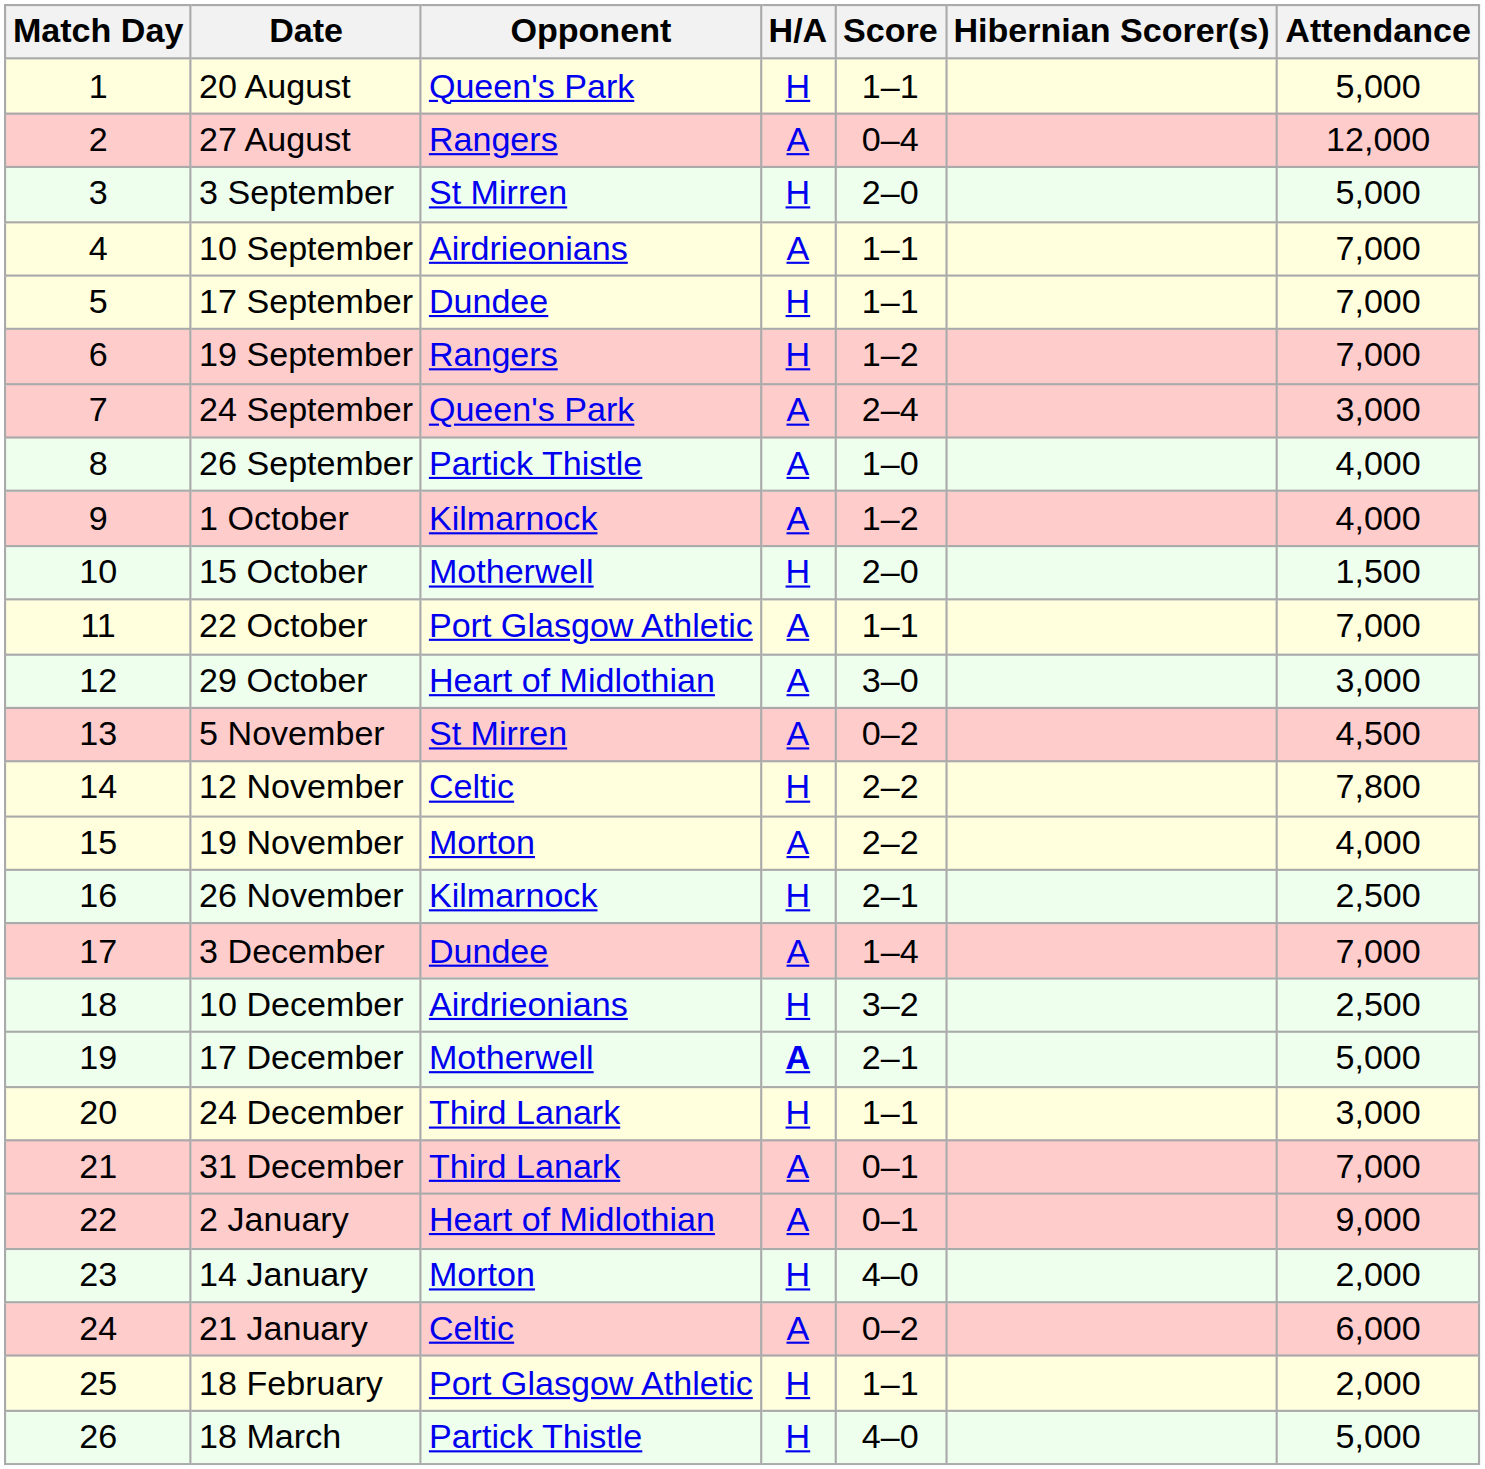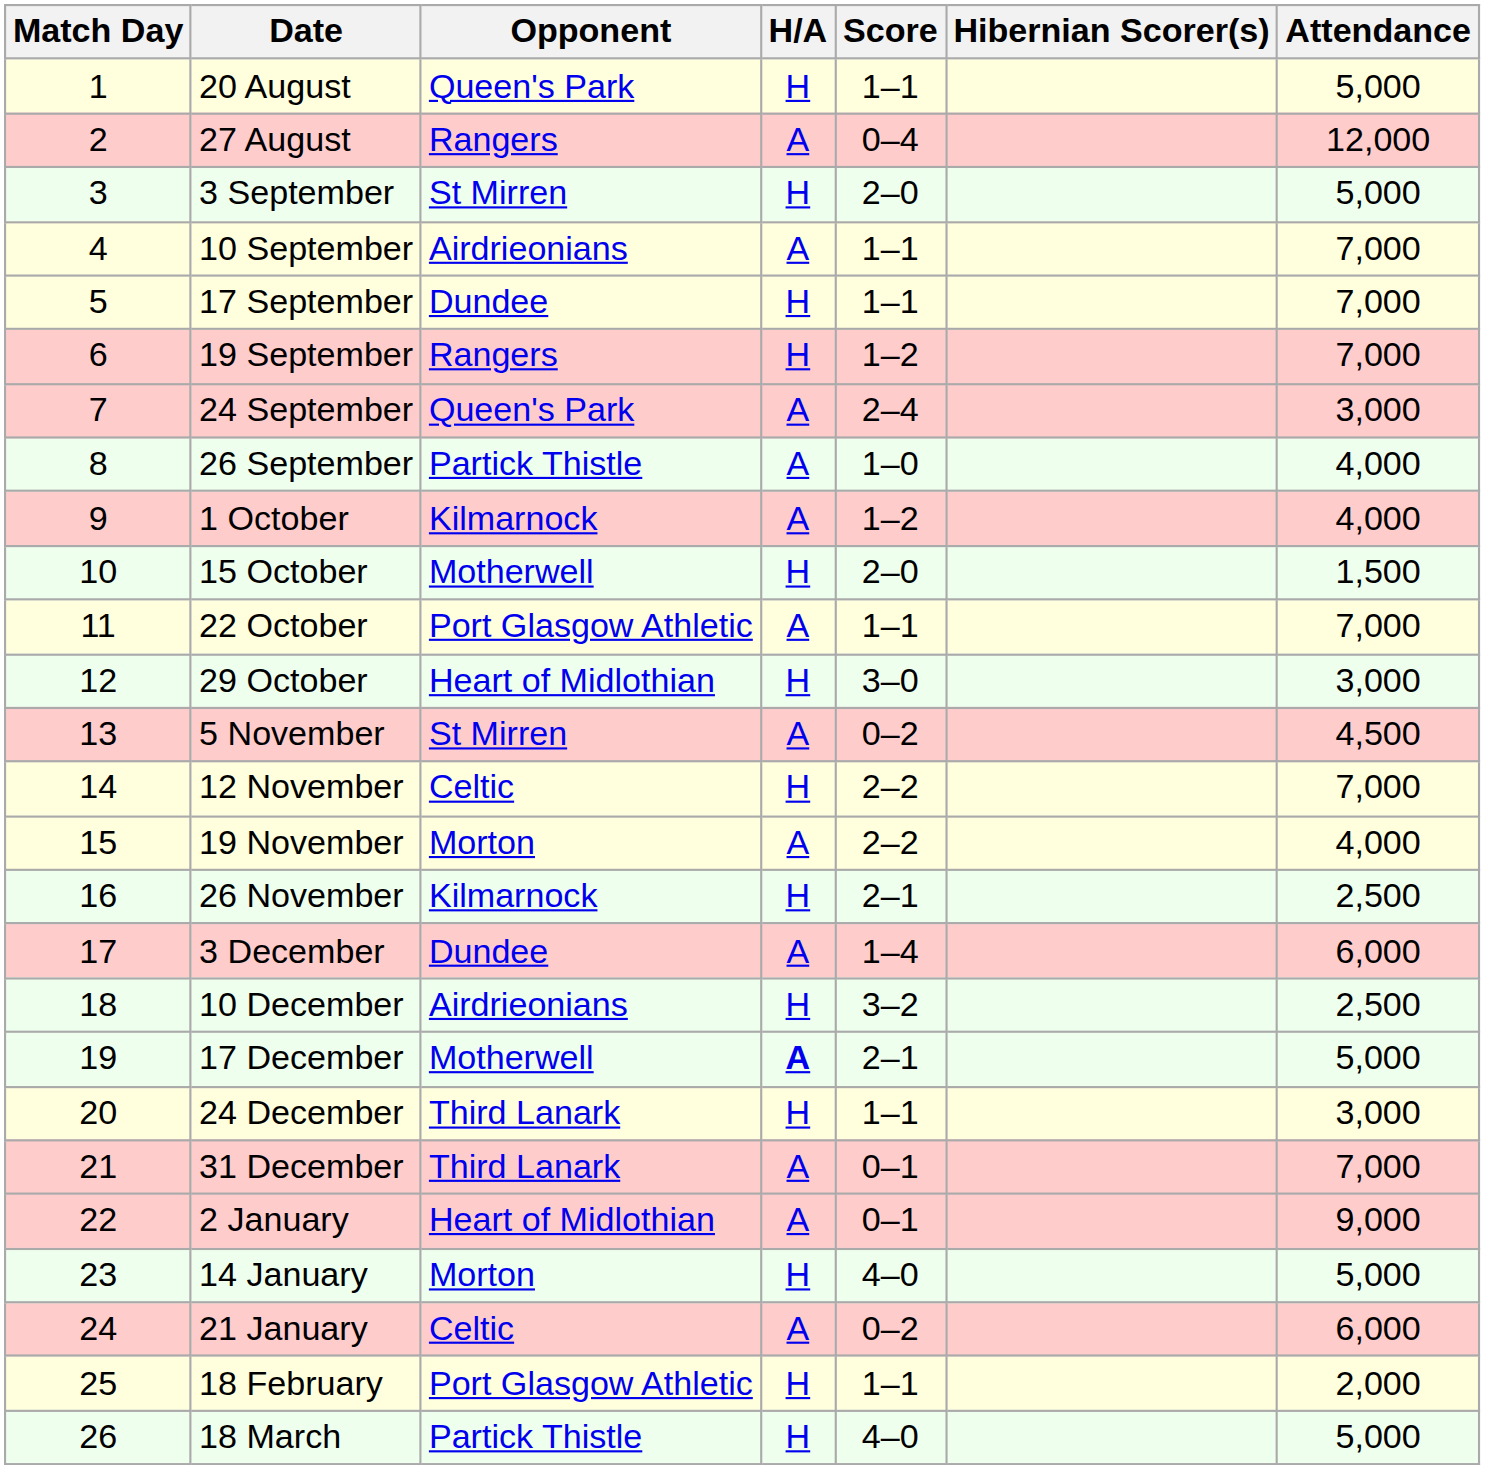(798, 680) A -> (798, 680) H
(1378, 788) 7,800 -> (1378, 788) 7,000
(1378, 950) 7,000 -> (1378, 950) 6,000
(1378, 1274) 2,000 -> (1378, 1274) 5,000
